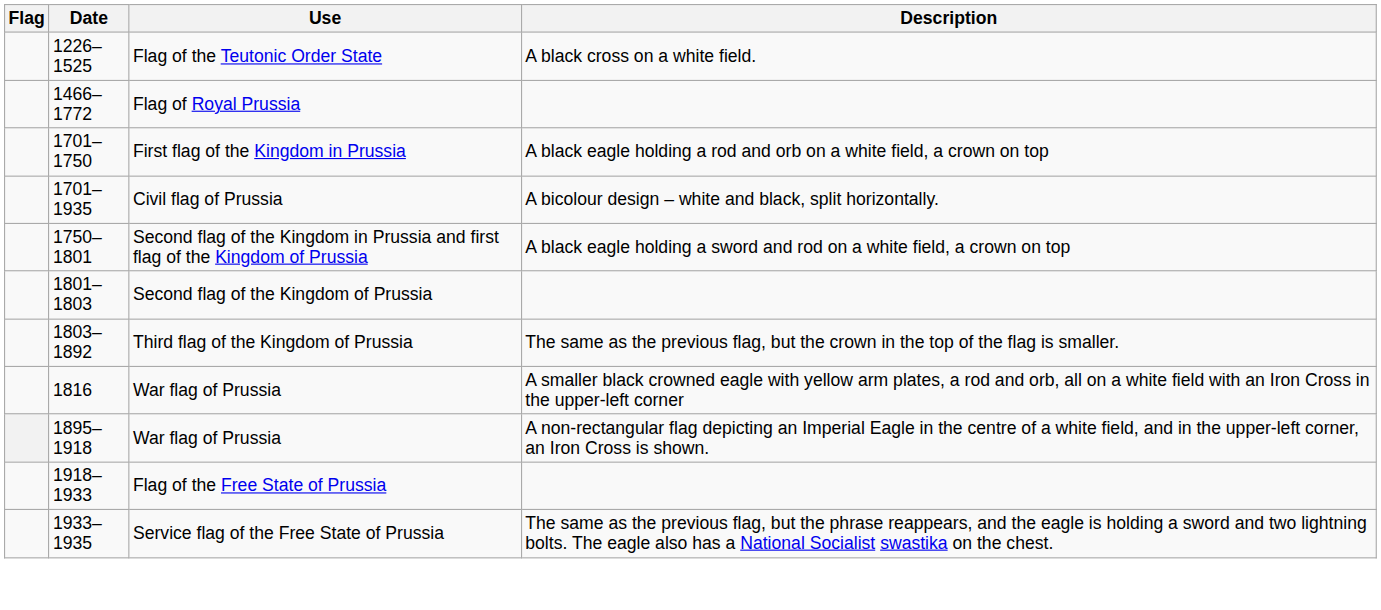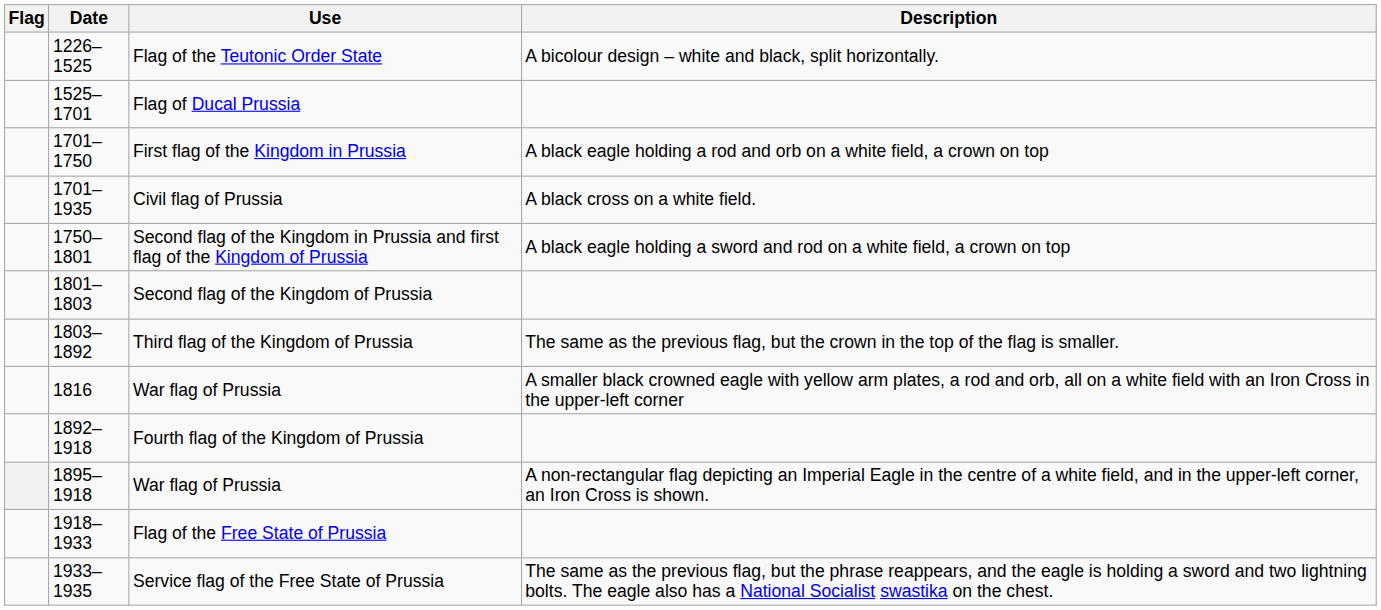(641, 56) A black cross on a white field. -> (732, 56) A bicolour design – white and black, split horizontally.
- row: (77, 103)
+ row: (77, 103)
(732, 199) A bicolour design – white and black, split horizontally. -> (641, 199) A black cross on a white field.
+ row: (77, 437)
